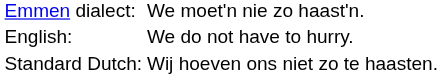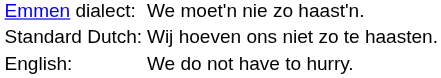rows swapped: (73, 63) <-> (38, 37)
